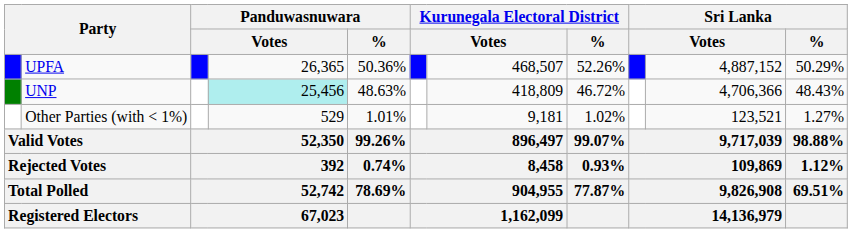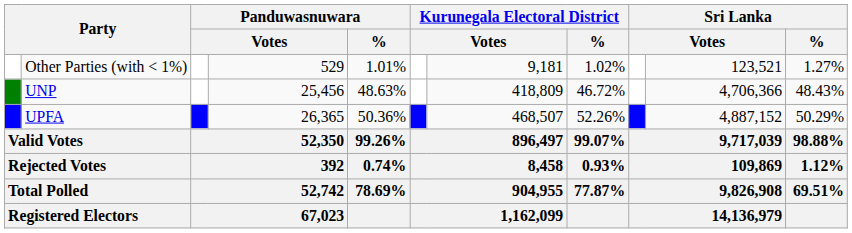rows swapped: (45, 66) <-> (106, 116)
(323, 91) paleturquoise background -> (323, 91) no background
